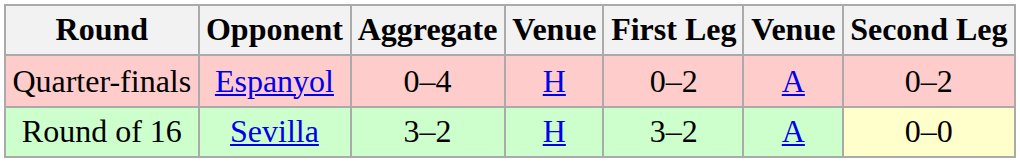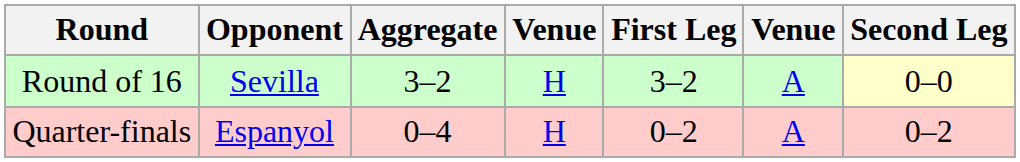rows swapped: (102, 131) <-> (102, 80)
